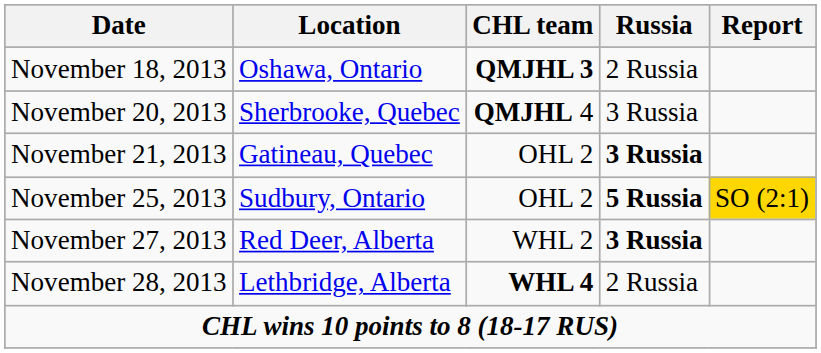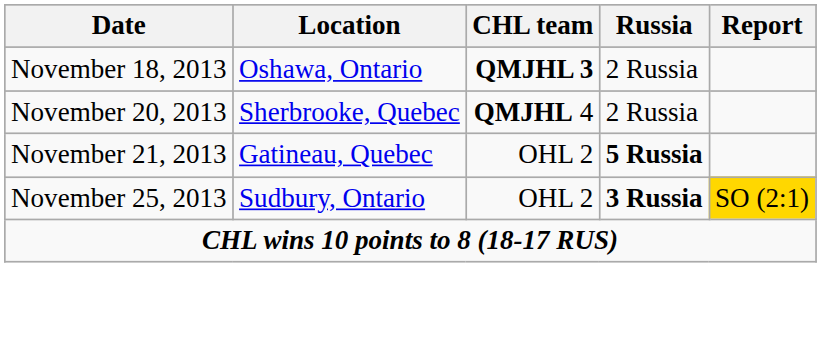(652, 111) 3 Russia -> (652, 111) 2 Russia
(654, 154) 3 Russia -> (654, 154) 5 Russia
(654, 197) 5 Russia -> (654, 197) 3 Russia
- row: (119, 240)
- row: (119, 283)
